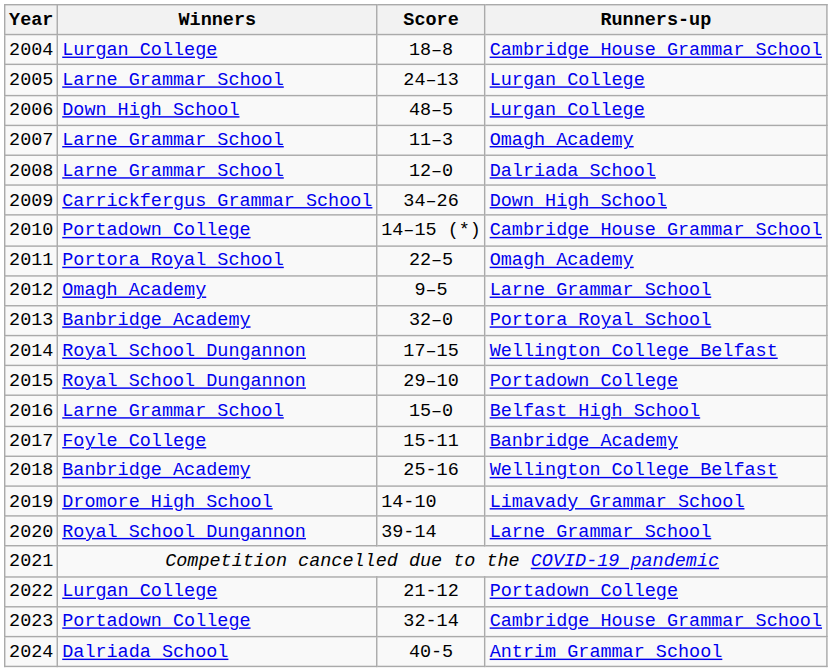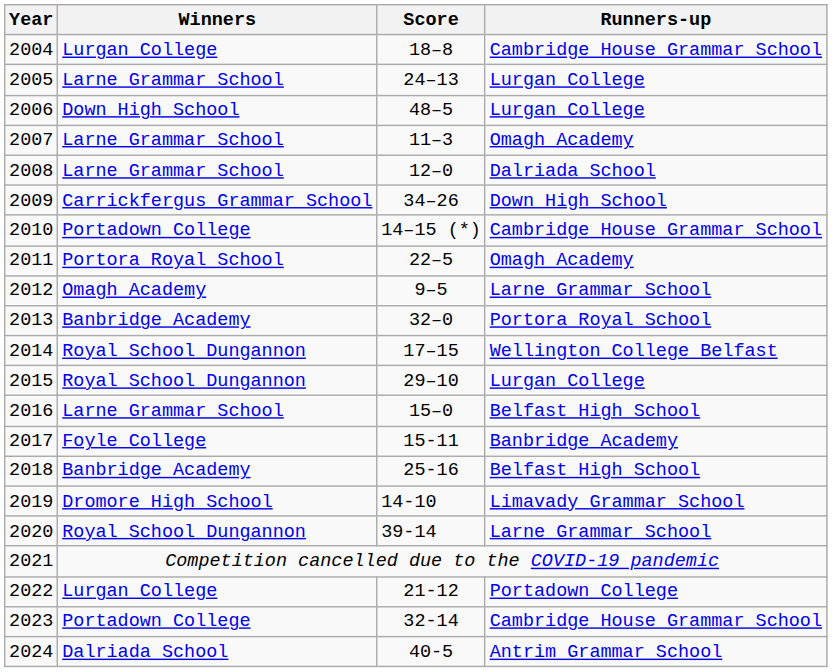(584, 381) Portadown College -> (567, 381) Lurgan College
(634, 471) Wellington College Belfast -> (595, 471) Belfast High School
